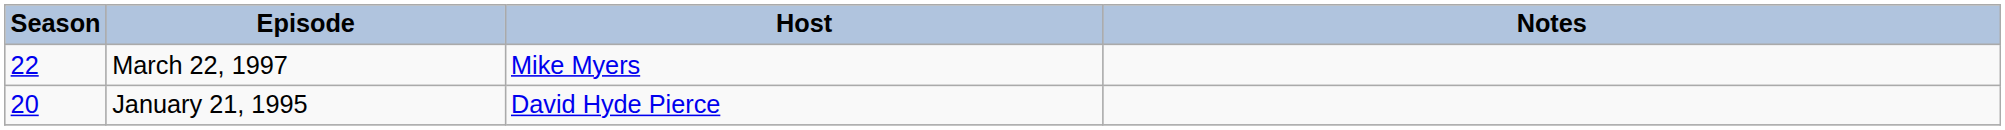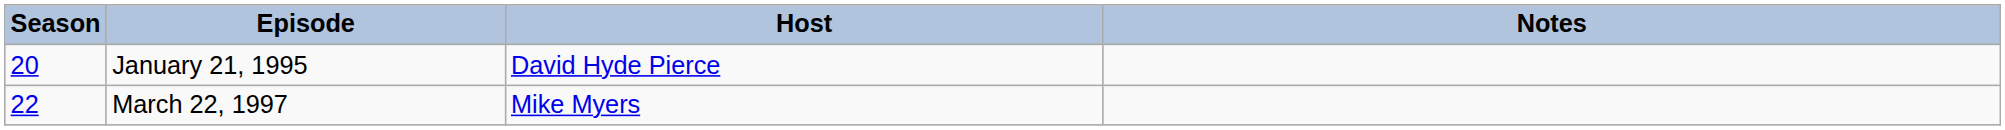rows swapped: (210, 104) <-> (200, 64)
